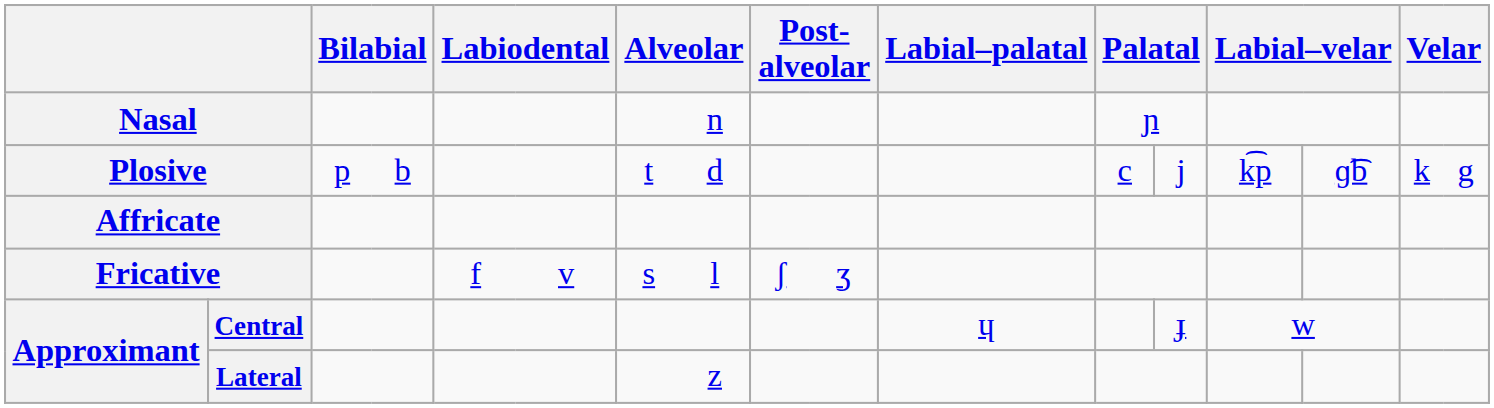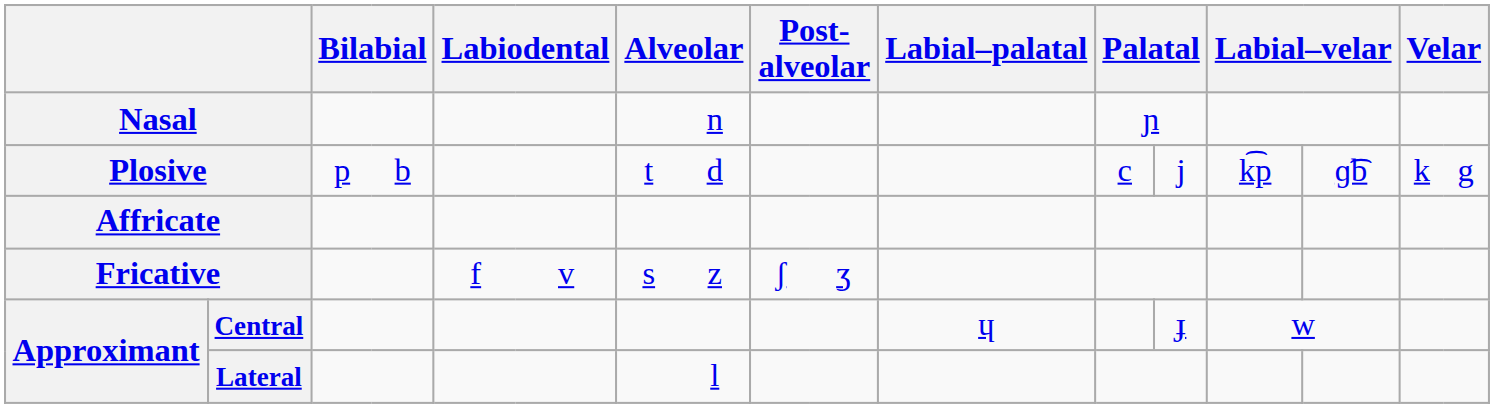(715, 272) l -> (715, 272) z
(715, 375) z -> (715, 375) l
